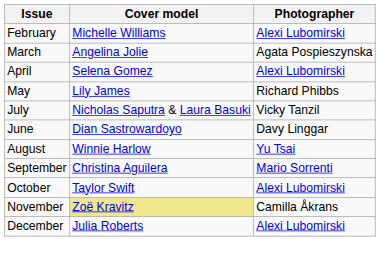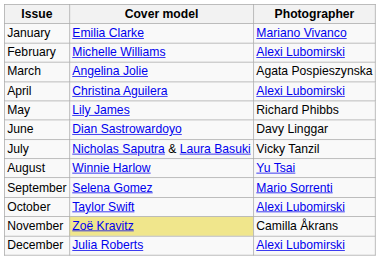+ row: (29, 33)
(112, 71) Selena Gomez -> (120, 91) Christina Aguilera
rows swapped: (20, 129) <-> (18, 110)
(120, 168) Christina Aguilera -> (112, 187) Selena Gomez
